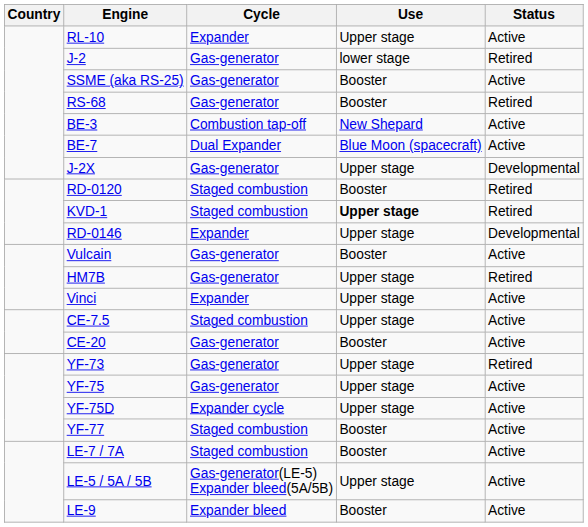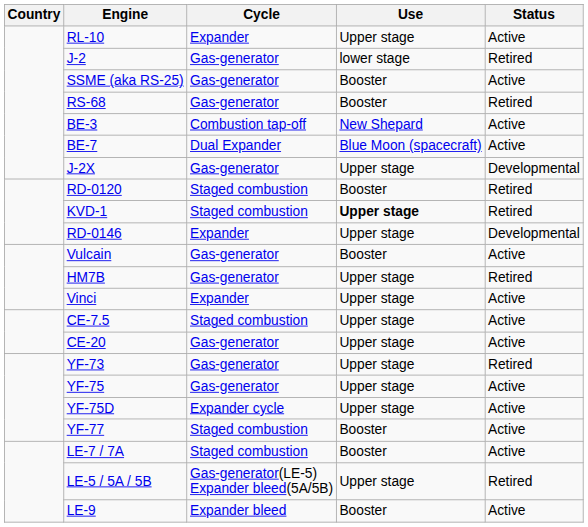(363, 342) Booster -> (377, 342) Upper stage
(507, 481) Active -> (510, 481) Retired
